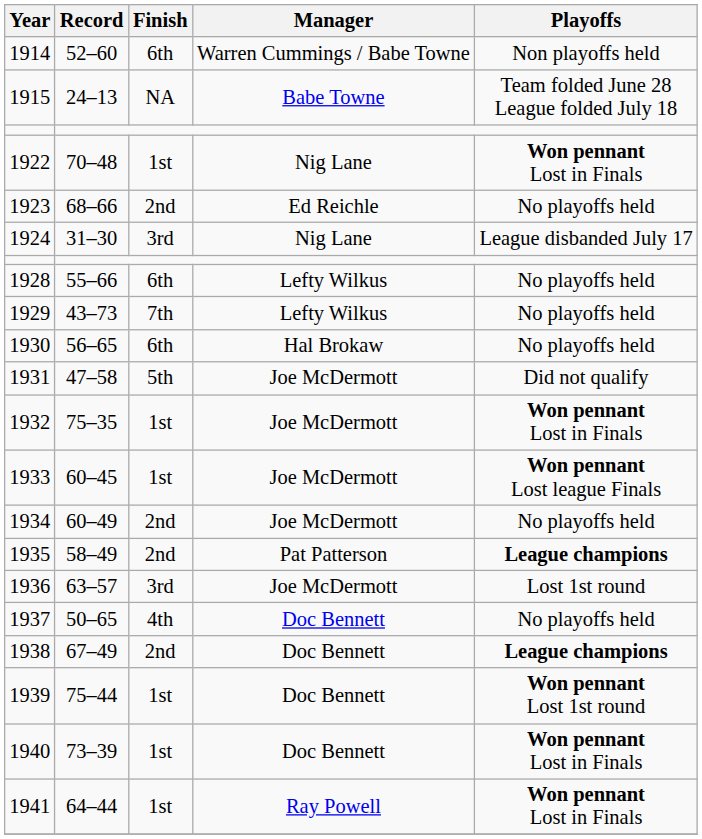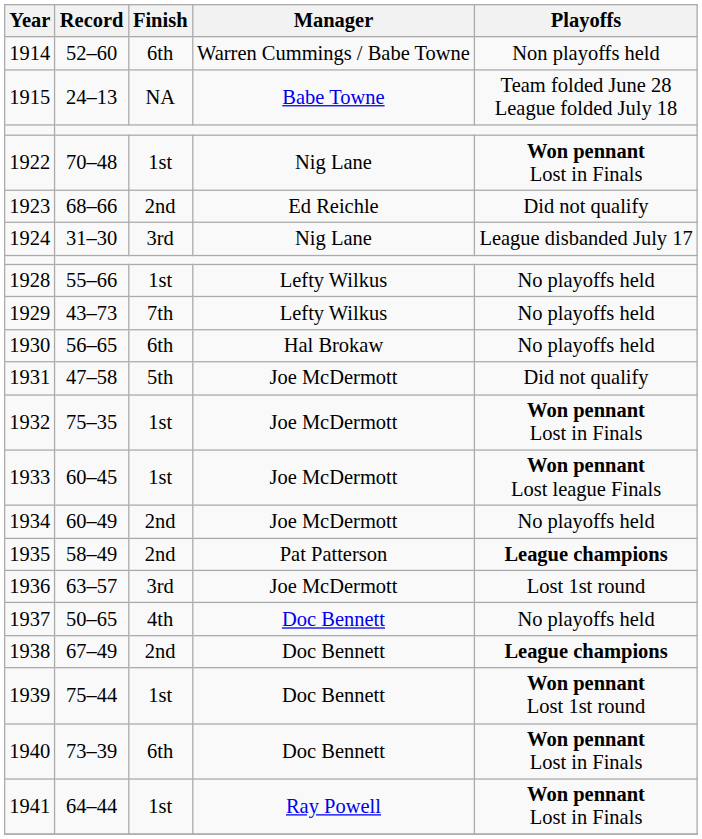(586, 206) No playoffs held -> (586, 206) Did not qualify
(160, 280) 6th -> (160, 280) 1st
(160, 750) 1st -> (160, 750) 6th
